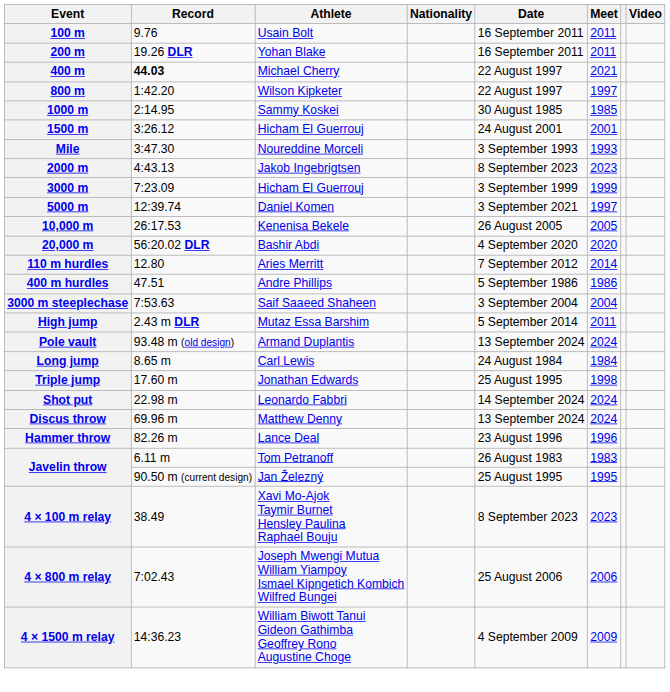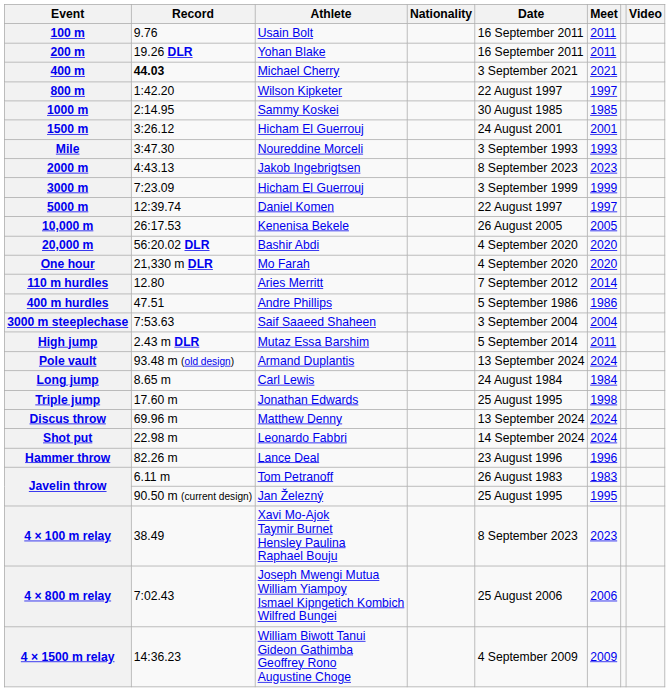(520, 71) 22 August 1997 -> (528, 71) 3 September 2021
(528, 206) 3 September 2021 -> (520, 206) 22 August 1997
+ row: (68, 264)
rows swapped: (68, 399) <-> (68, 419)
